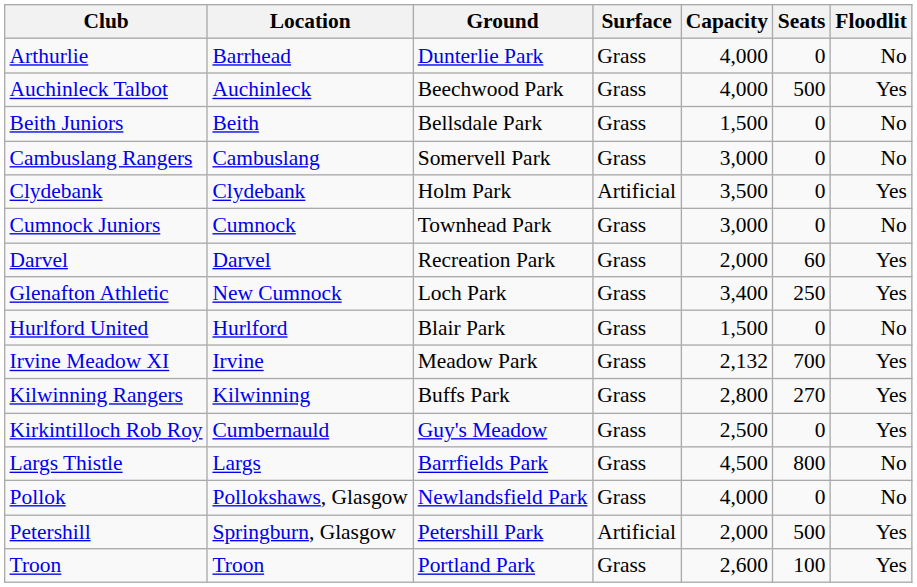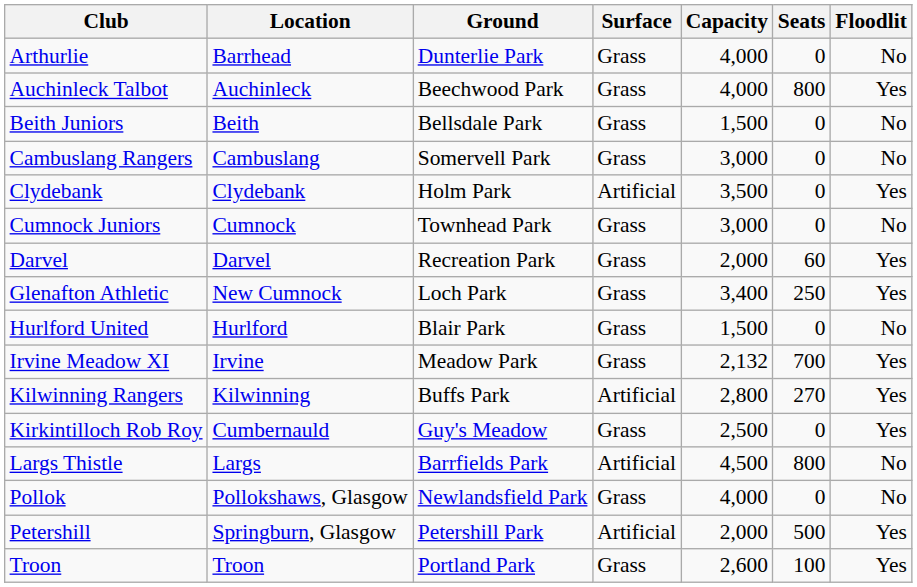(809, 89) 500 -> (809, 89) 800
(622, 395) Grass -> (637, 395) Artificial
(622, 463) Grass -> (637, 463) Artificial
